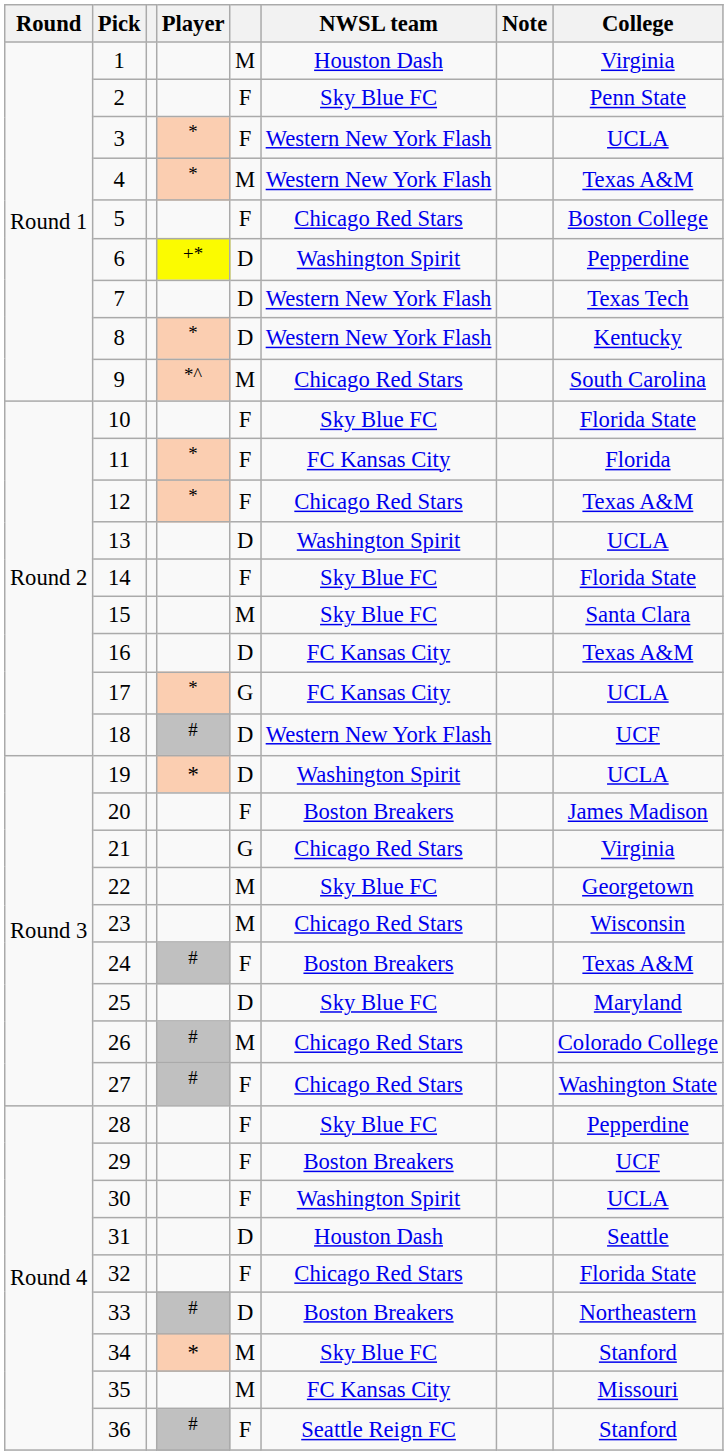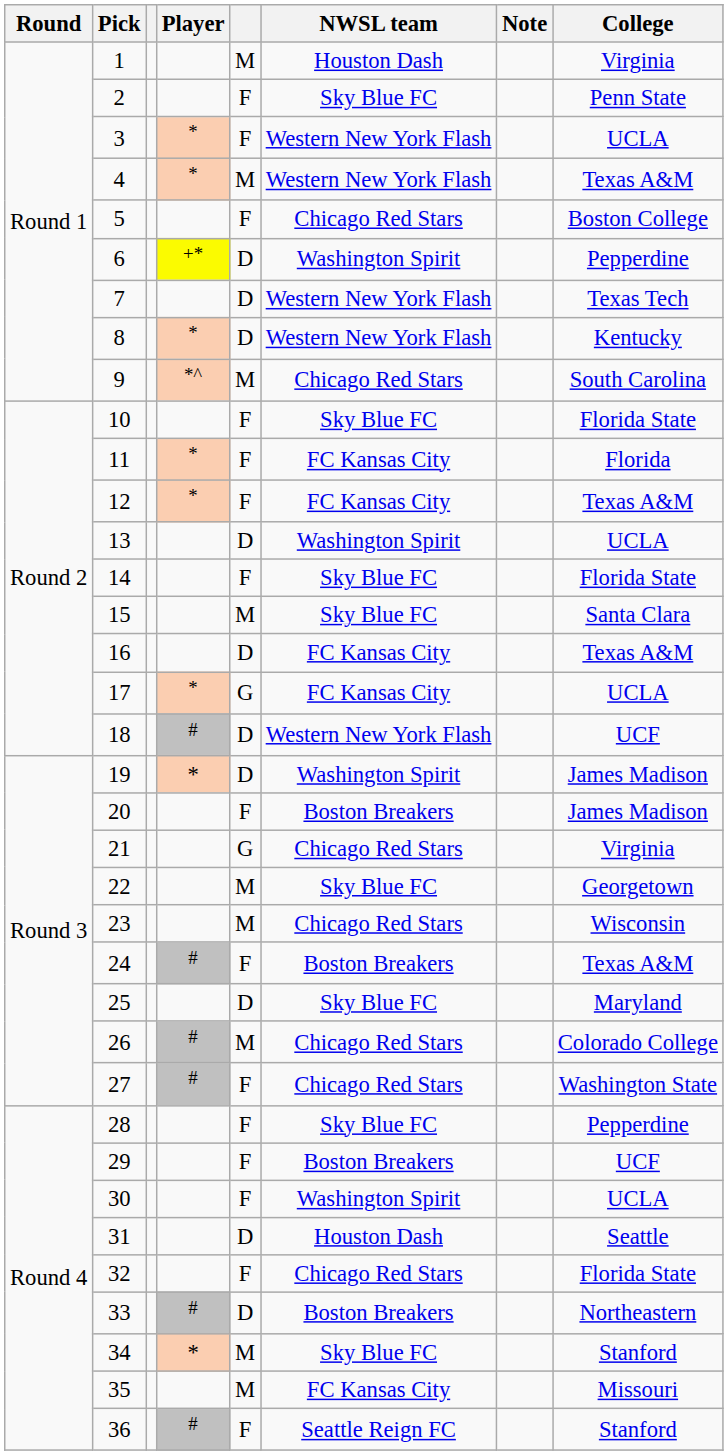(379, 501) Chicago Red Stars -> (379, 501) FC Kansas City
(638, 773) UCLA -> (638, 773) James Madison
